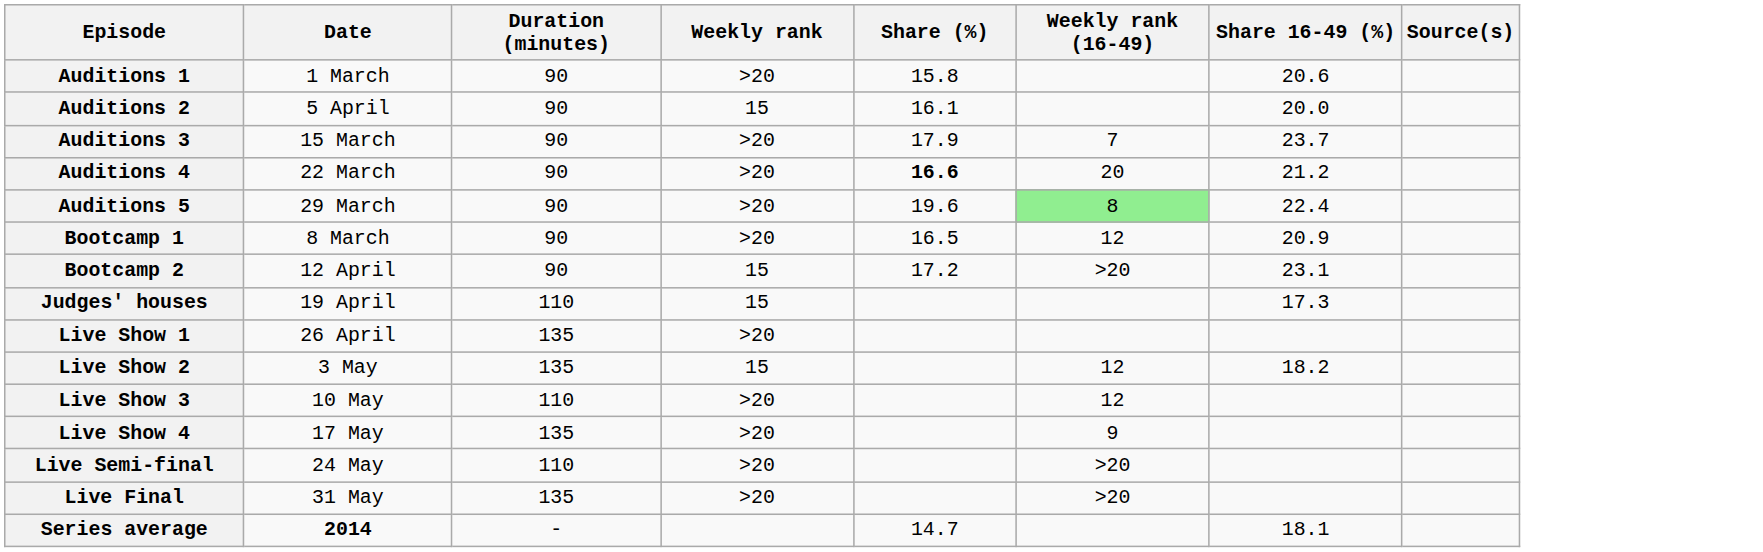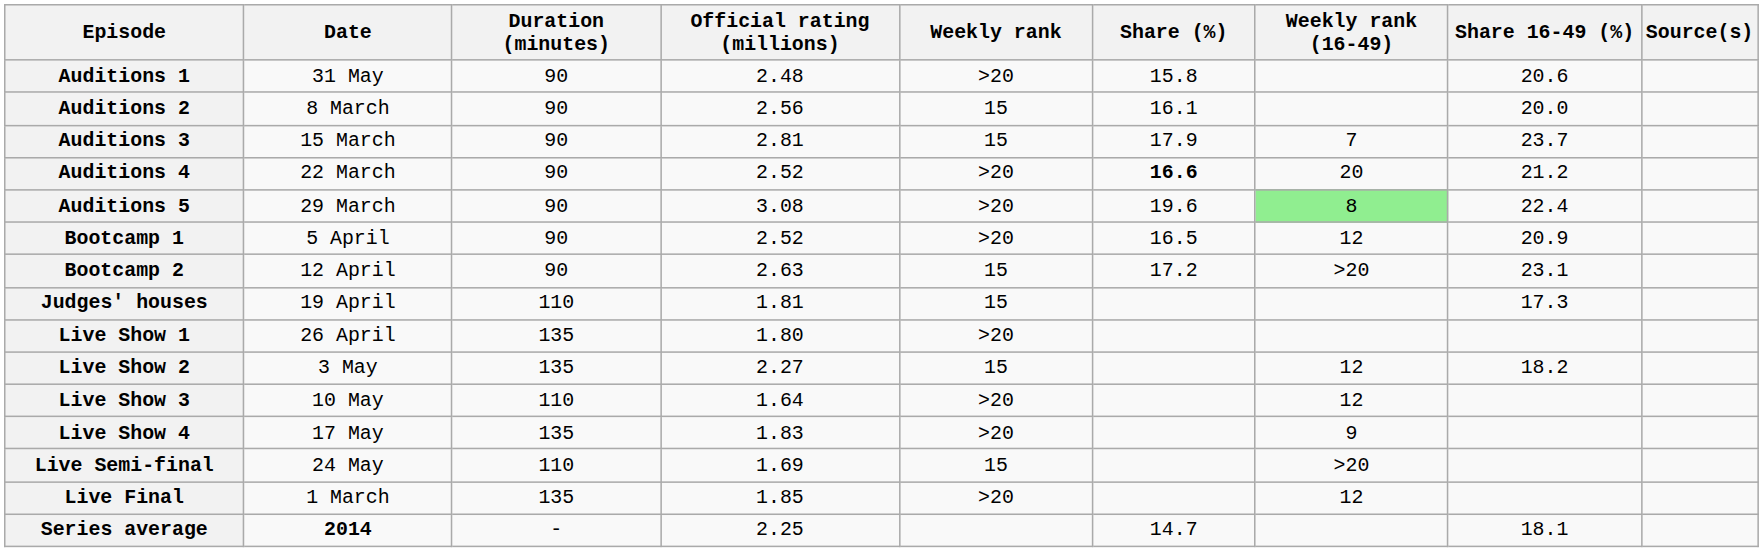+ column: (780, 32)
(348, 76) 1 March -> (348, 76) 31 May
(348, 109) 5 April -> (348, 109) 8 March
(757, 141) >20 -> (996, 141) 15
(348, 238) 8 March -> (348, 238) 5 April
(757, 465) >20 -> (996, 465) 15
(348, 498) 31 May -> (348, 498) 1 March
(1113, 498) >20 -> (1351, 498) 12
